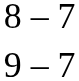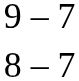rows swapped: (40, 65) <-> (40, 16)
